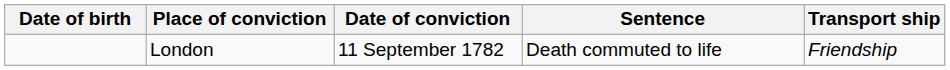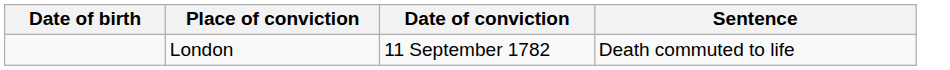- column: (874, 19)
